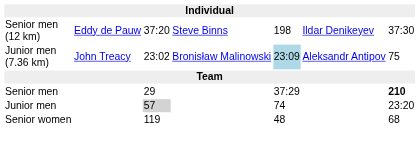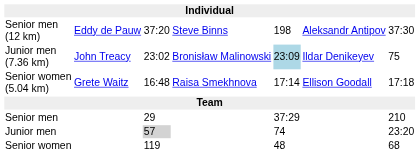(338, 31) Ildar Denikeyev -> (344, 31) Aleksandr Antipov
(344, 57) Aleksandr Antipov -> (338, 57) Ildar Denikeyev
+ row: (38, 83)
(397, 91) bold -> (397, 117) normal
